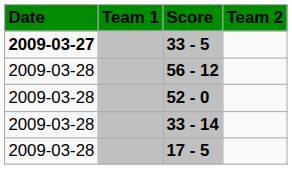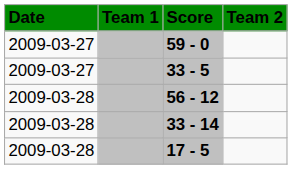+ row: (188, 44)
(51, 44) bold -> (51, 71) normal
- row: (188, 97)
